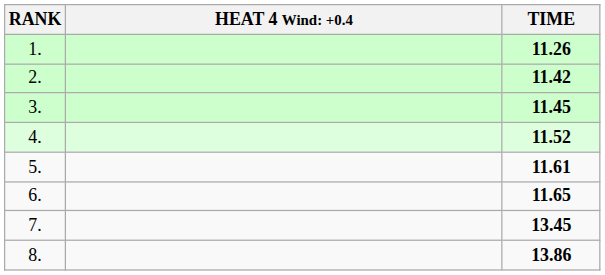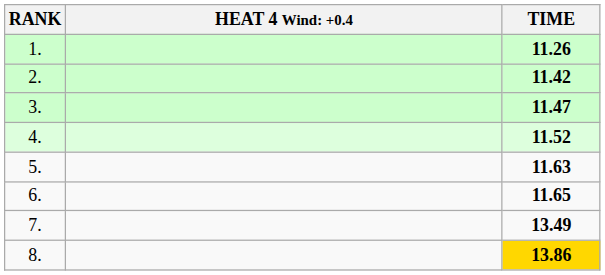(551, 107) 11.45 -> (551, 107) 11.47
(551, 166) 11.61 -> (551, 166) 11.63
(551, 225) 13.45 -> (551, 225) 13.49
(551, 255) no background -> (551, 255) gold background
